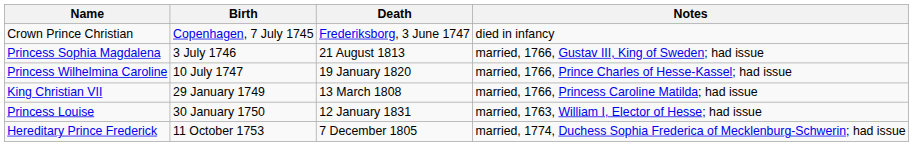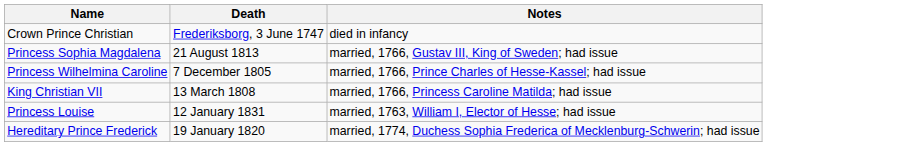- column: (243, 14)
(365, 72) 19 January 1820 -> (222, 72) 7 December 1805
(368, 131) 7 December 1805 -> (219, 131) 19 January 1820
